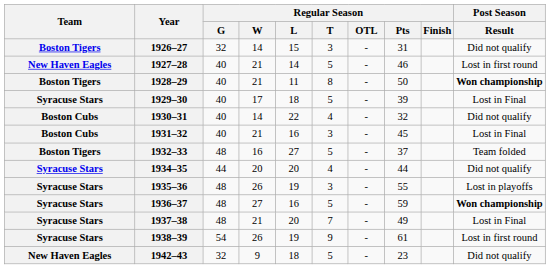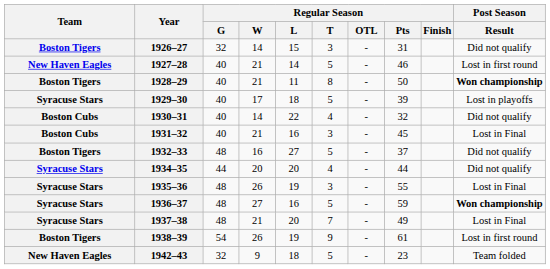(499, 99) Lost in Final -> (499, 99) Lost in playoffs
(499, 151) Team folded -> (499, 151) Did not qualify
(499, 186) Lost in playoffs -> (499, 186) Lost in Final
(70, 238) Syracuse Stars -> (70, 238) Boston Tigers
(499, 255) Did not qualify -> (499, 255) Team folded
